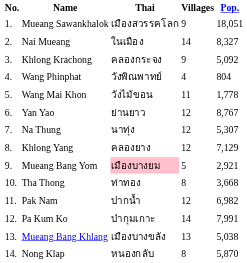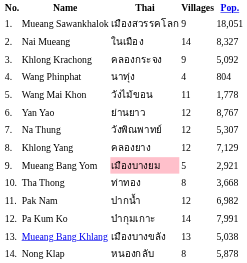(136, 77) วังพิณพาทย์ -> (123, 77) นาทุ่ง
(123, 130) นาทุ่ง -> (136, 130) วังพิณพาทย์
(227, 254) 5,870 -> (227, 254) 5,878
